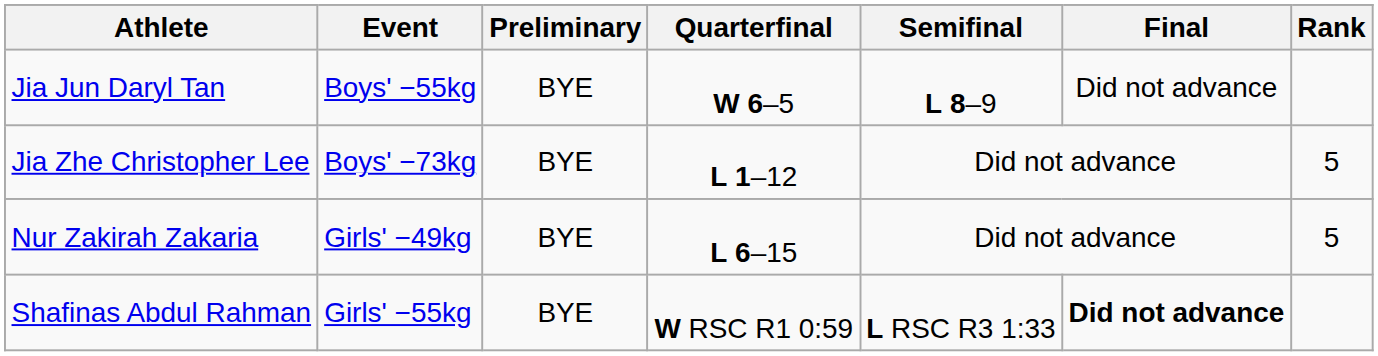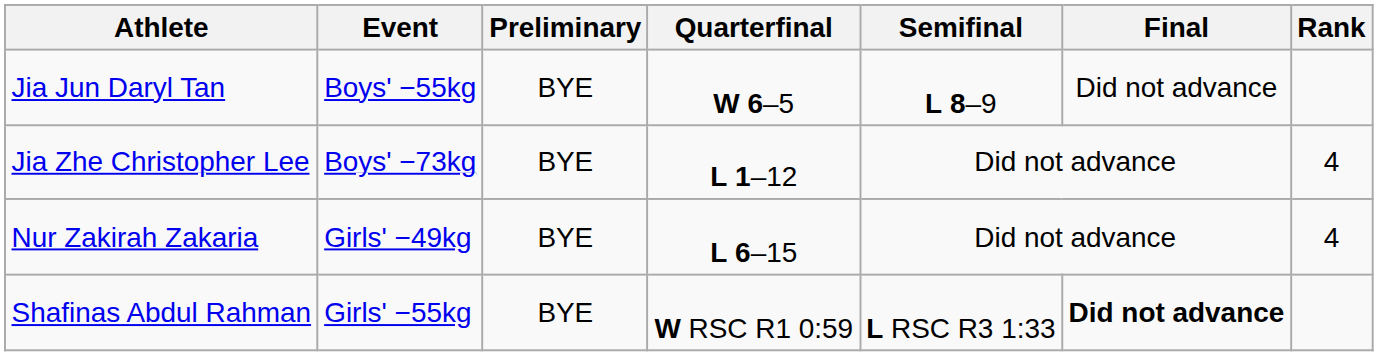(1331, 162) 5 -> (1331, 162) 4
(1331, 237) 5 -> (1331, 237) 4
